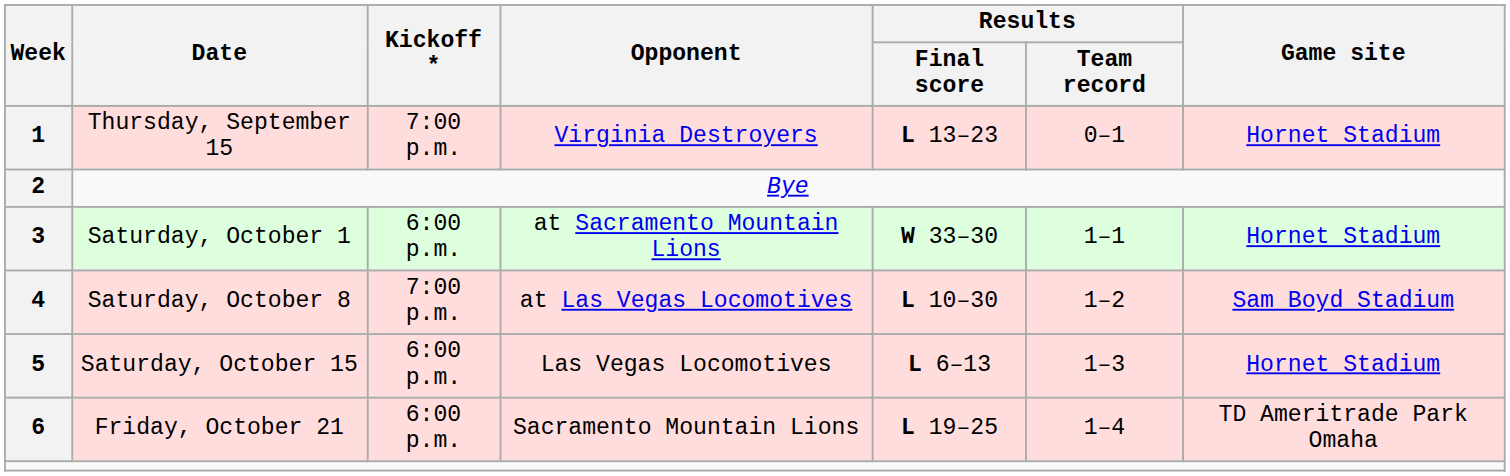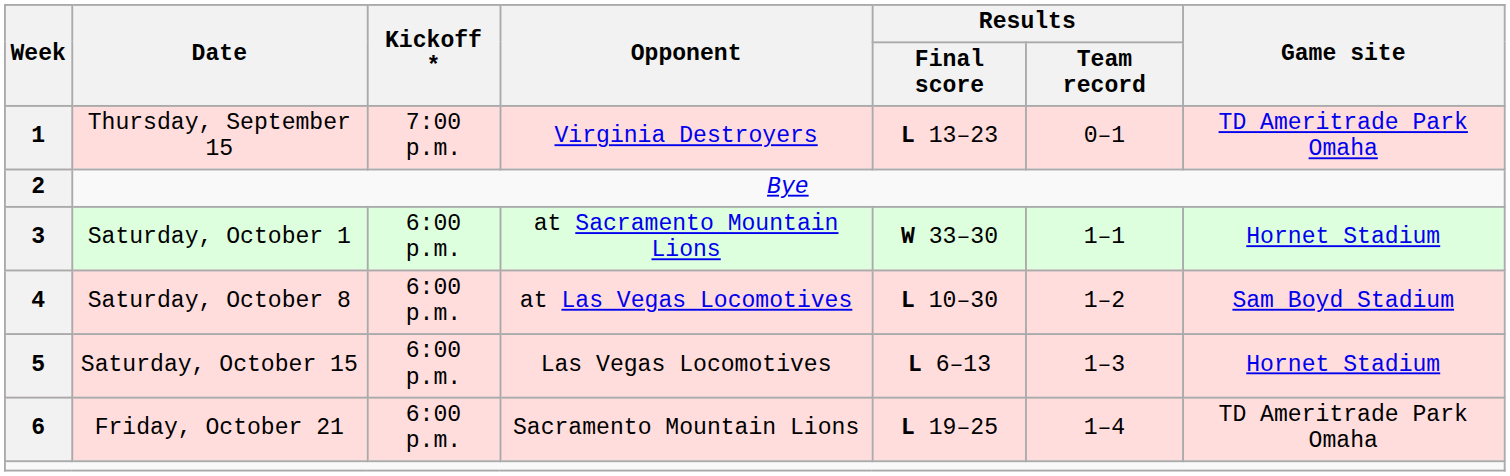(1343, 138) Hornet Stadium -> (1343, 138) TD Ameritrade Park Omaha
(433, 302) 7:00 p.m. -> (433, 302) 6:00 p.m.
